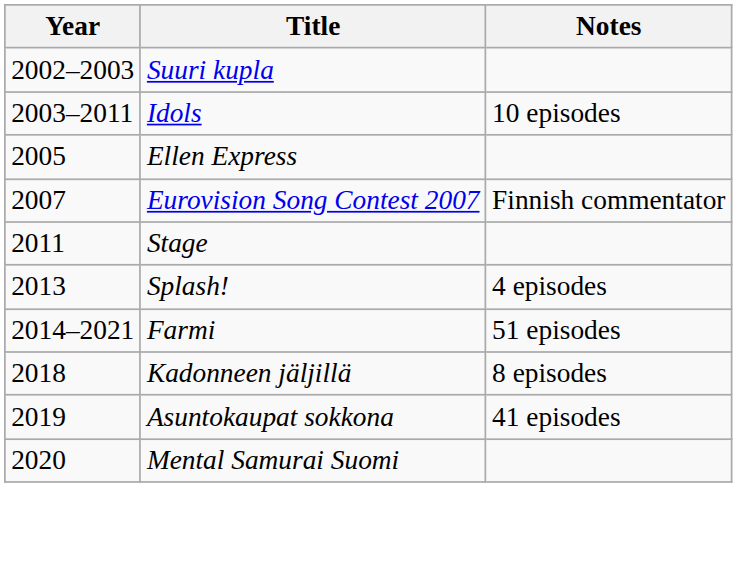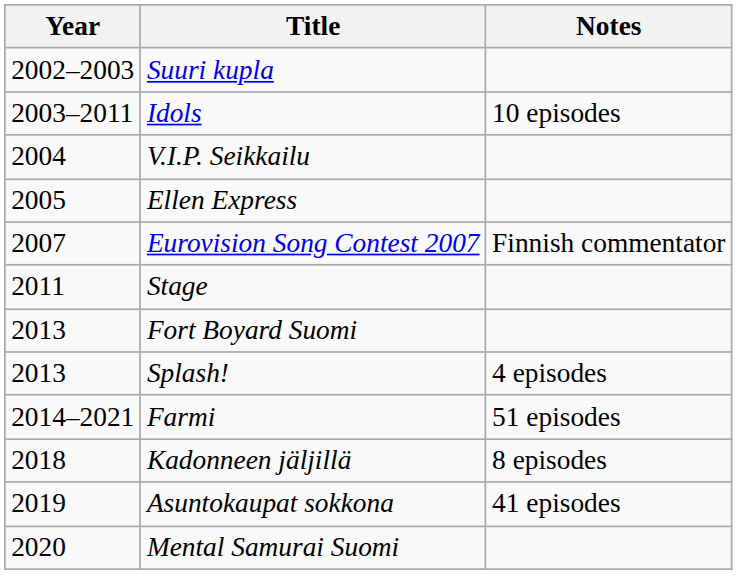+ row: (228, 156)
+ row: (252, 329)
